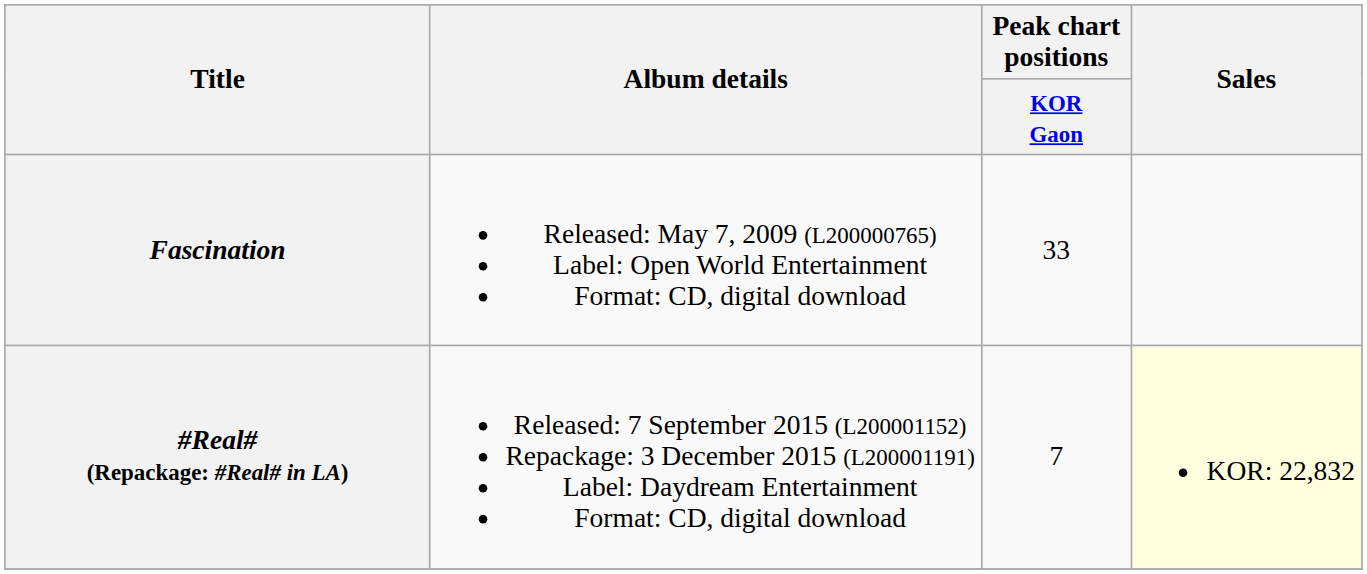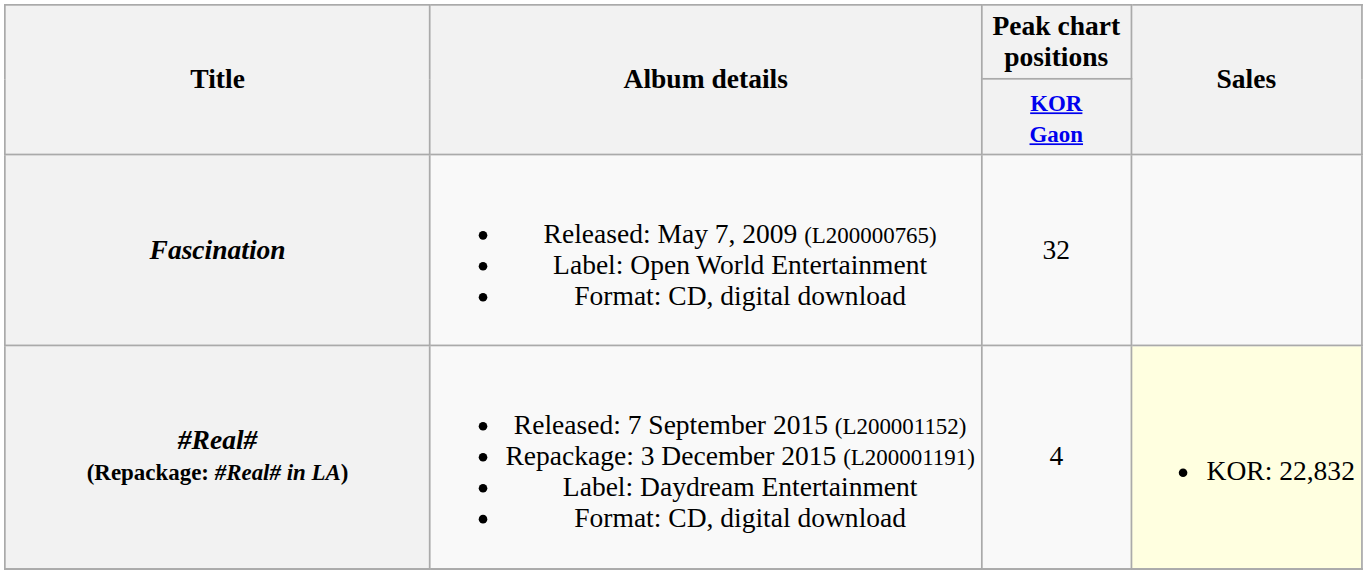(1056, 249) 33 -> (1056, 249) 32
(1056, 456) 7 -> (1056, 456) 4
